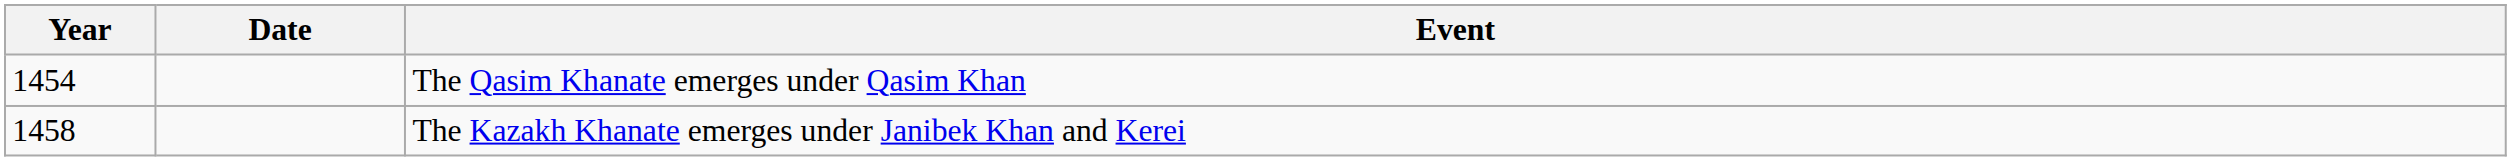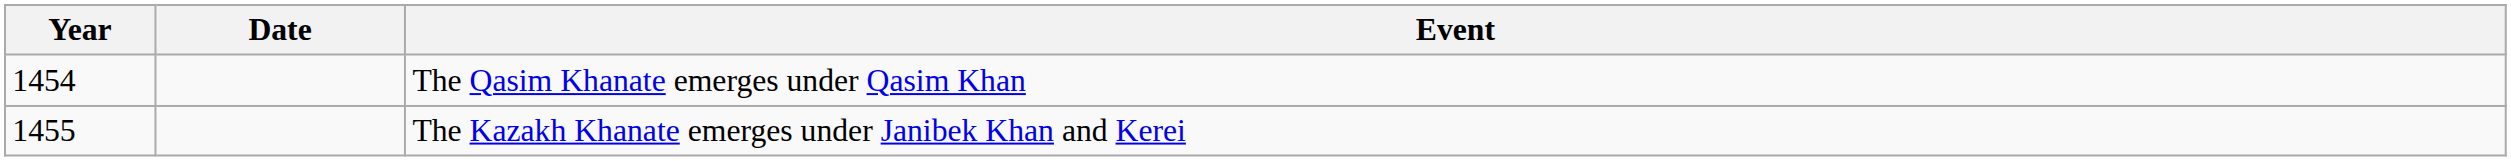(44, 130) 1458 -> (44, 130) 1455
